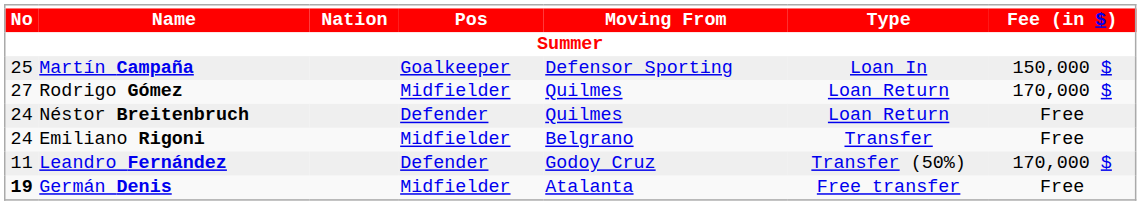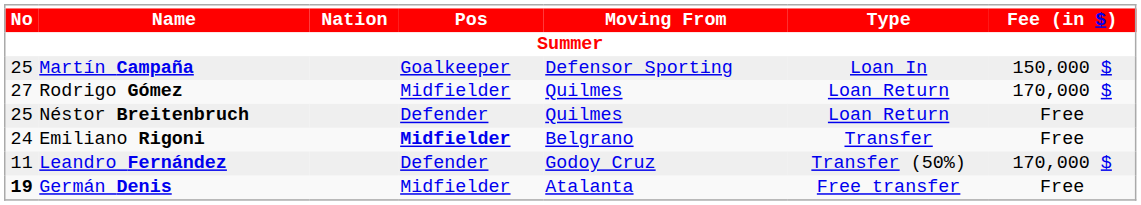(22, 116) 24 -> (22, 116) 25
(455, 140) normal -> (455, 140) bold
